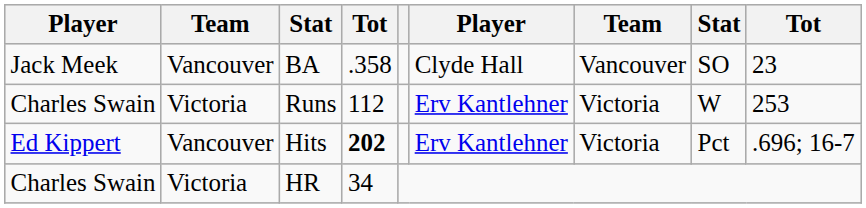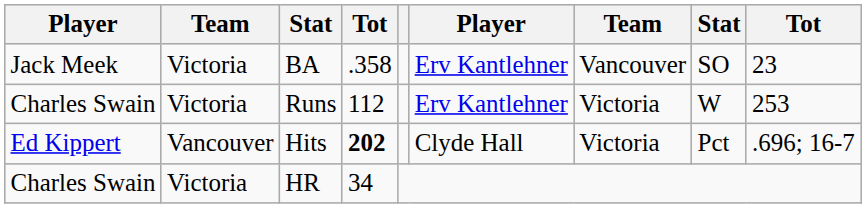(220, 63) Vancouver -> (207, 63) Victoria
(469, 63) Clyde Hall -> (491, 63) Erv Kantlehner
(491, 143) Erv Kantlehner -> (469, 143) Clyde Hall
